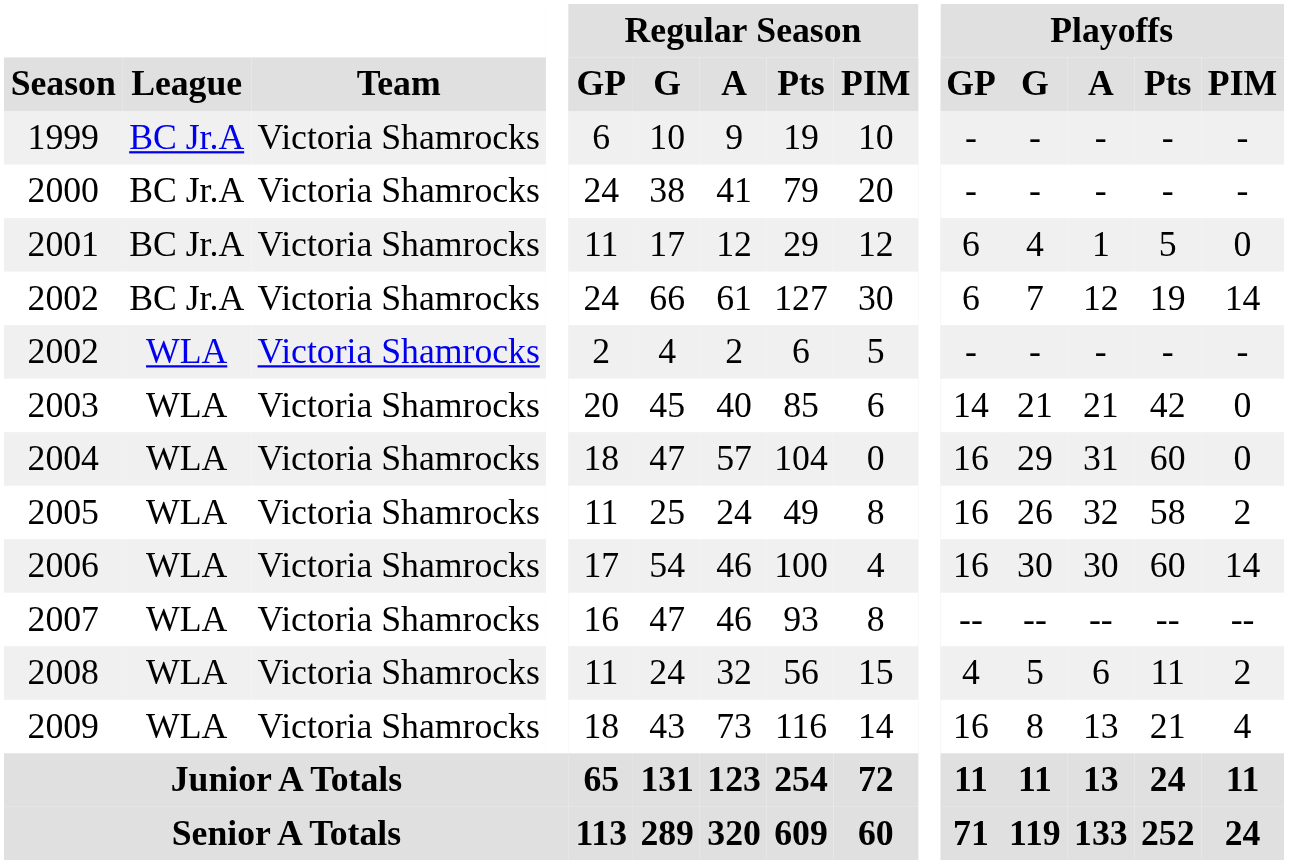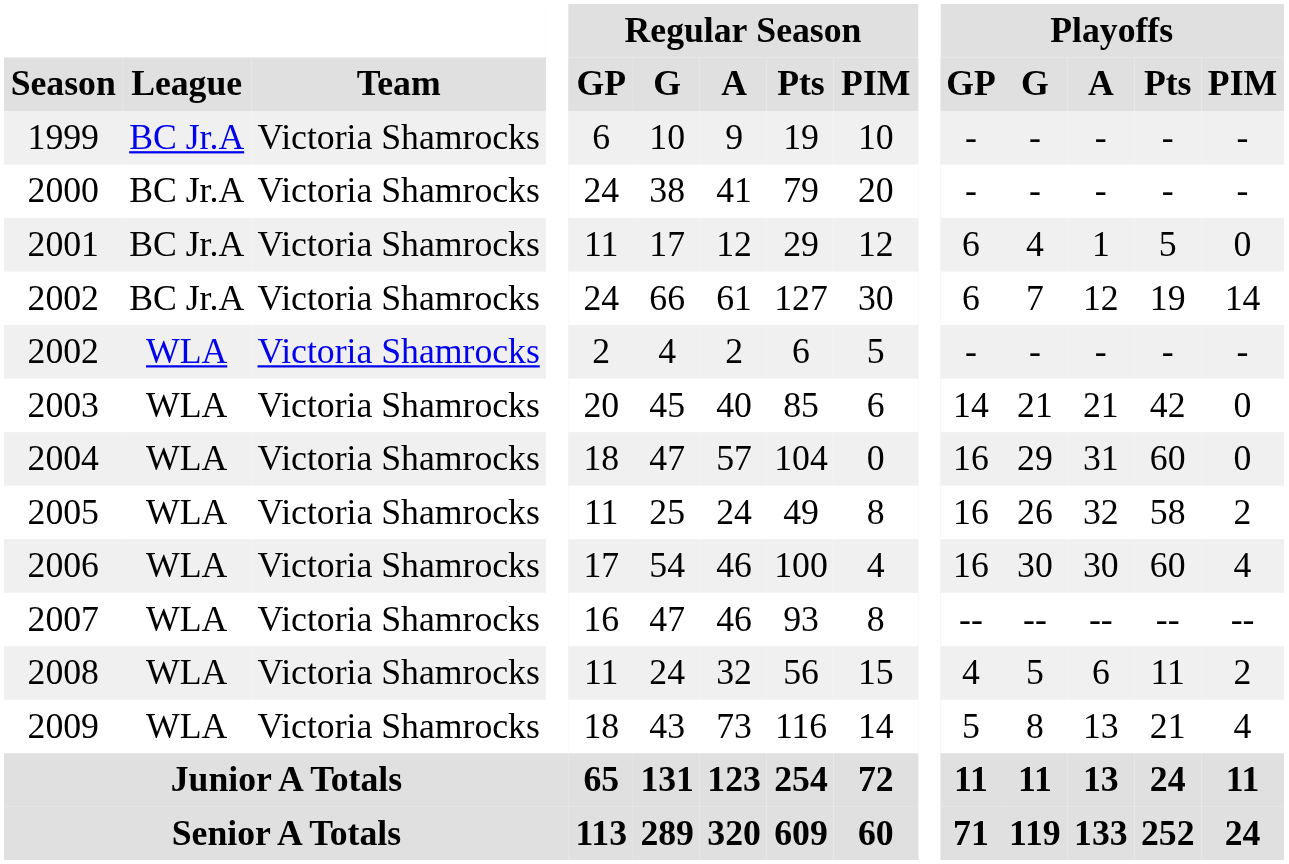(1243, 565) 14 -> (1243, 565) 4
(971, 725) 16 -> (971, 725) 5
